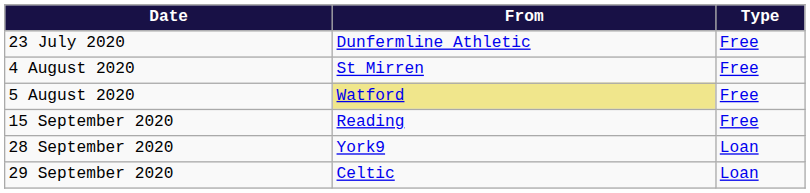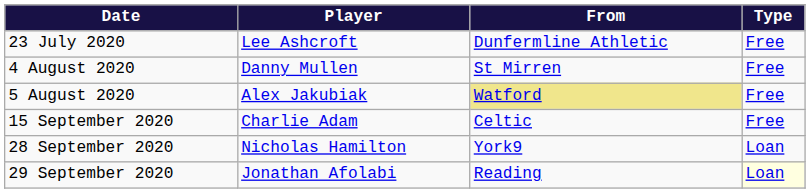+ column: (354, 18)
(371, 123) Reading -> (503, 123) Celtic
(366, 175) Celtic -> (508, 175) Reading
(739, 175) no background -> (765, 175) lightyellow background
